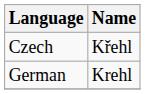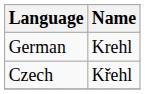rows swapped: (31, 46) <-> (37, 74)
